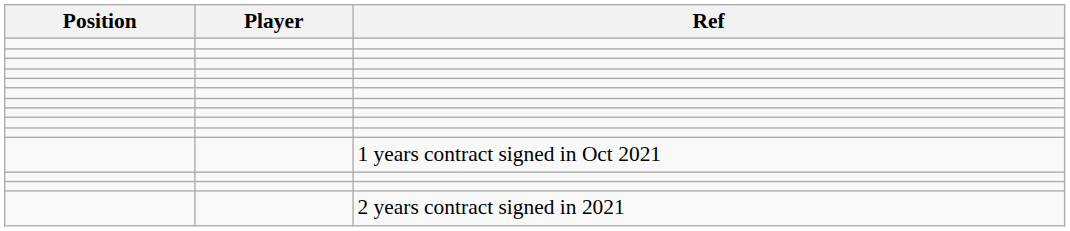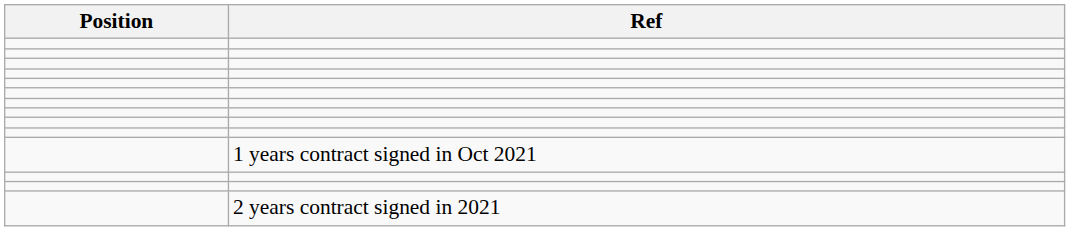- column: (274, 21)
